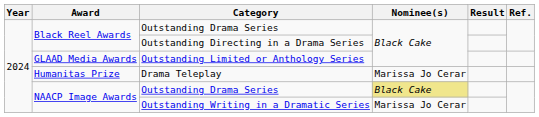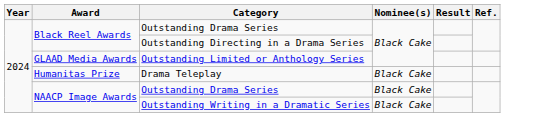(420, 74) Marissa Jo Cerar -> (403, 74) Black Cake
(403, 89) khaki background -> (403, 89) no background
(420, 105) Marissa Jo Cerar -> (403, 105) Black Cake
